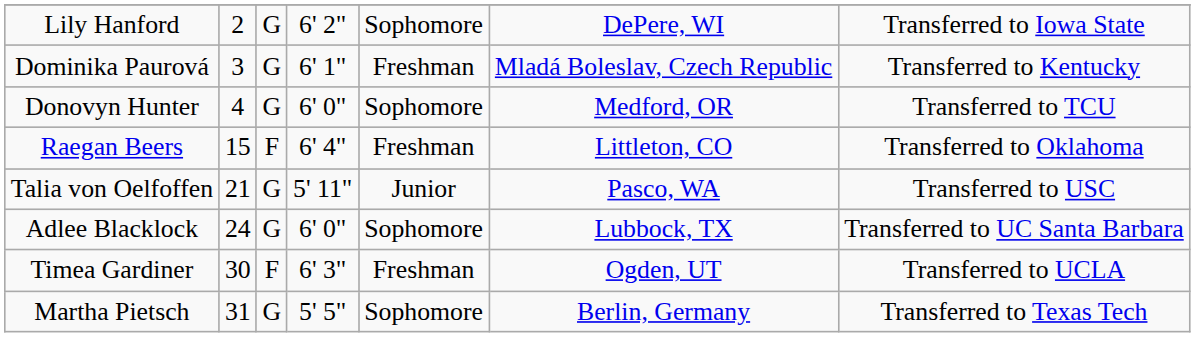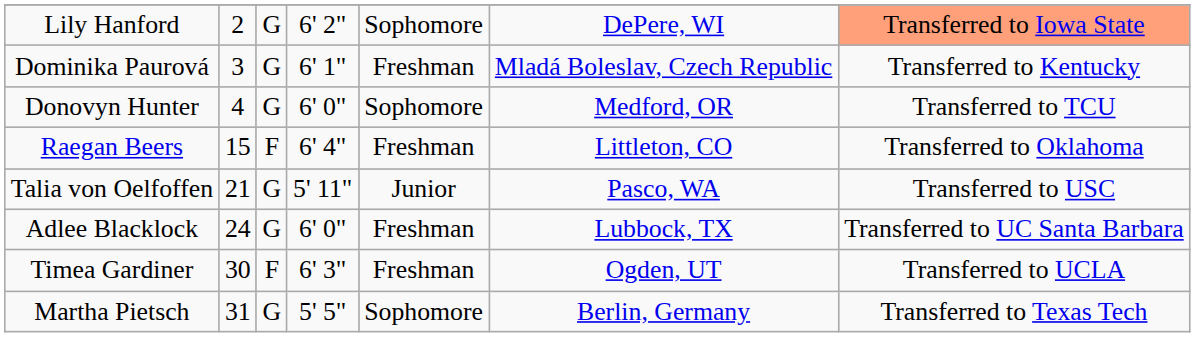(1014, 24) no background -> (1014, 24) lightsalmon background
(424, 229) Sophomore -> (424, 229) Freshman
